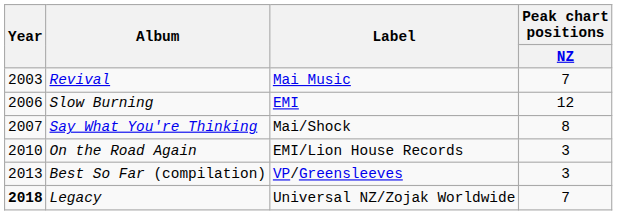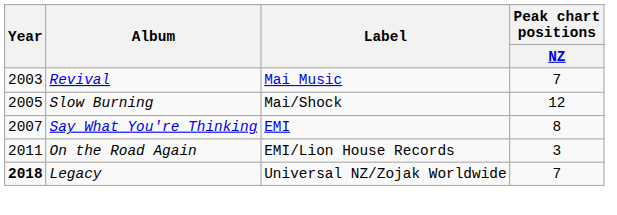(25, 104) 2006 -> (25, 104) 2005
(286, 104) EMI -> (303, 104) Mai/Shock
(312, 127) Mai/Shock -> (277, 127) EMI
(25, 151) 2010 -> (25, 151) 2011
- row: (158, 174)
